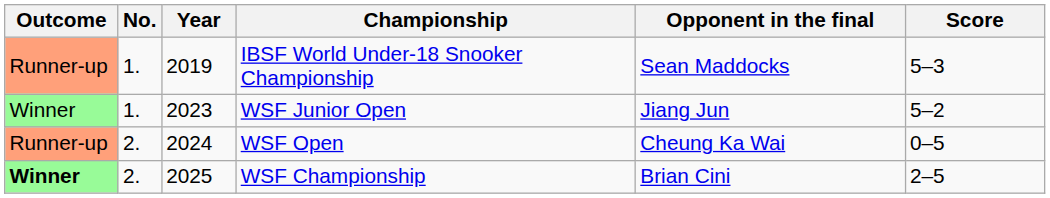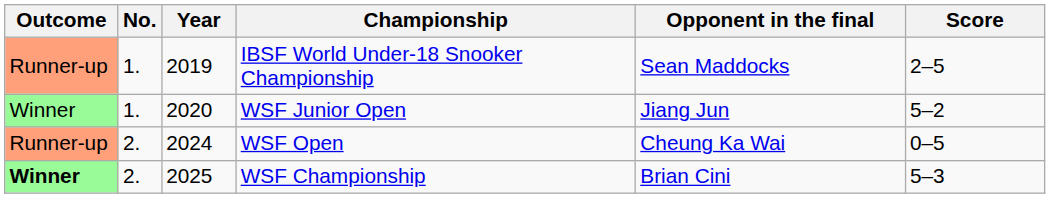(927, 65) 5–3 -> (927, 65) 2–5
(189, 110) 2023 -> (189, 110) 2020
(927, 176) 2–5 -> (927, 176) 5–3
